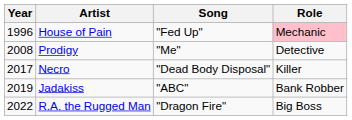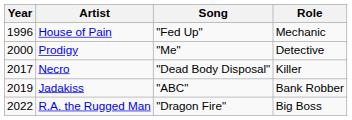(301, 32) pink background -> (301, 32) no background
(20, 50) 2008 -> (20, 50) 2000
